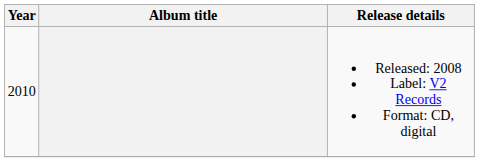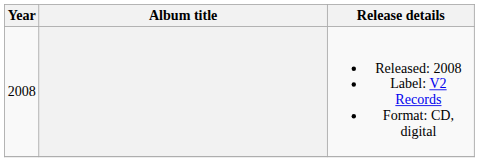(22, 91) 2010 -> (22, 91) 2008
